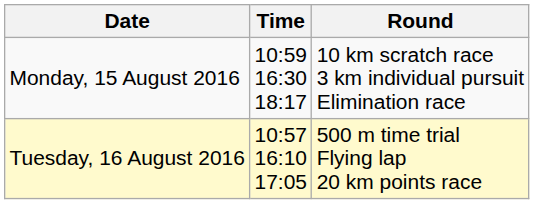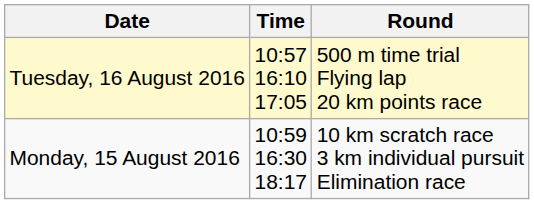rows swapped: (125, 77) <-> (127, 158)
